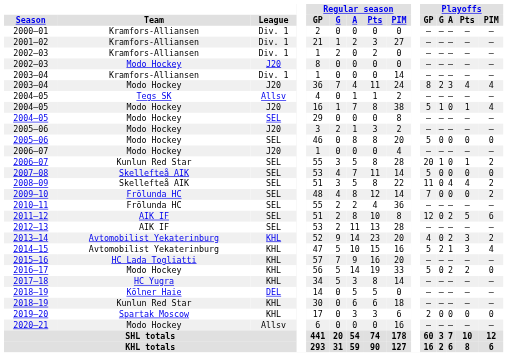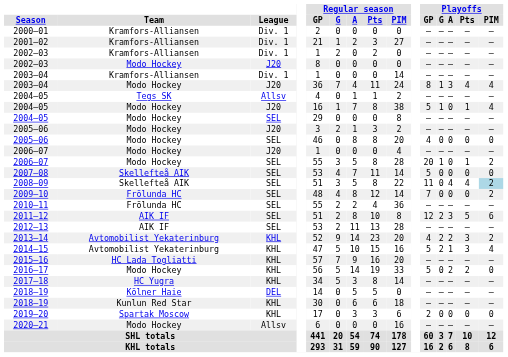(441, 86) 2 -> (441, 86) 1
(428, 140) 5 -> (428, 140) 4
(154, 162) Kunlun Red Star -> (154, 162) Modo Hockey
(491, 184) no background -> (491, 184) lightblue background
(441, 216) 0 -> (441, 216) 2
(451, 216) 2 -> (451, 216) 3
(441, 238) 0 -> (441, 238) 2
